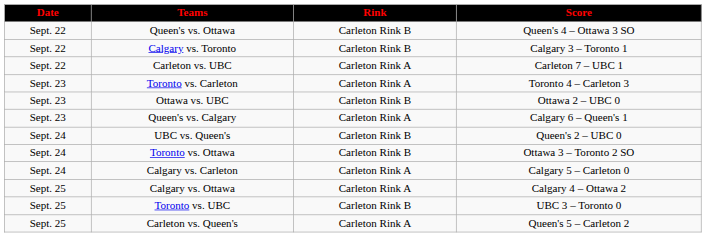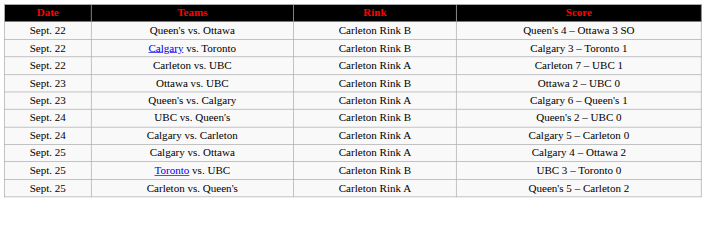- row: (192, 83)
- row: (192, 153)
